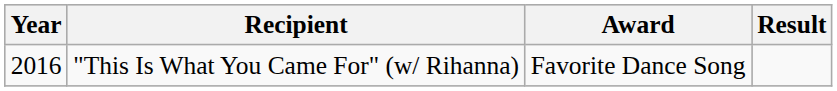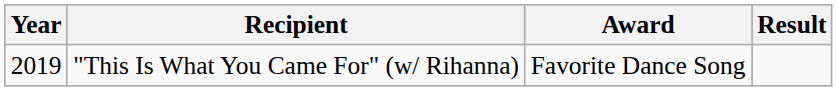(36, 65) 2016 -> (36, 65) 2019
